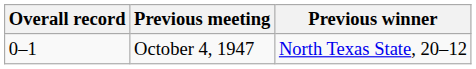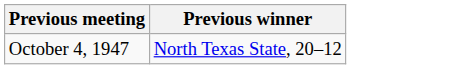- column: (67, 19)
